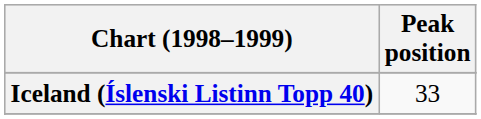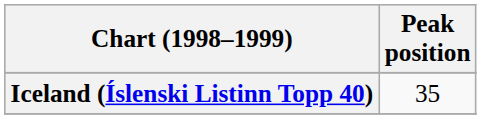(428, 93) 33 -> (428, 93) 35
